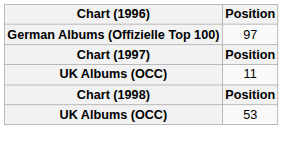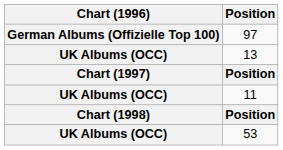+ row: (250, 54)
